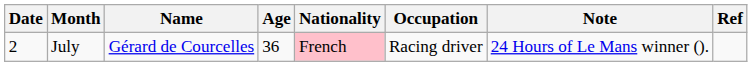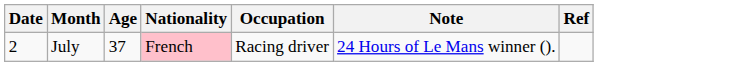- column: (181, 18)
(271, 46) 36 -> (117, 46) 37
